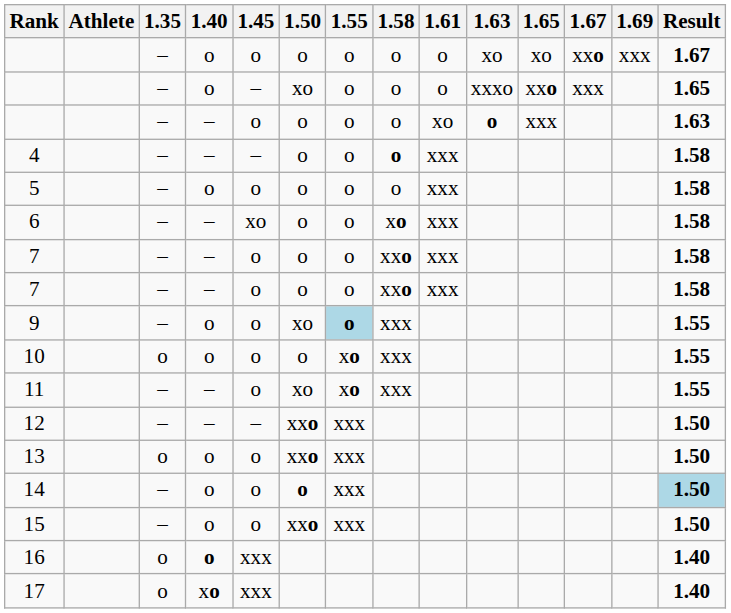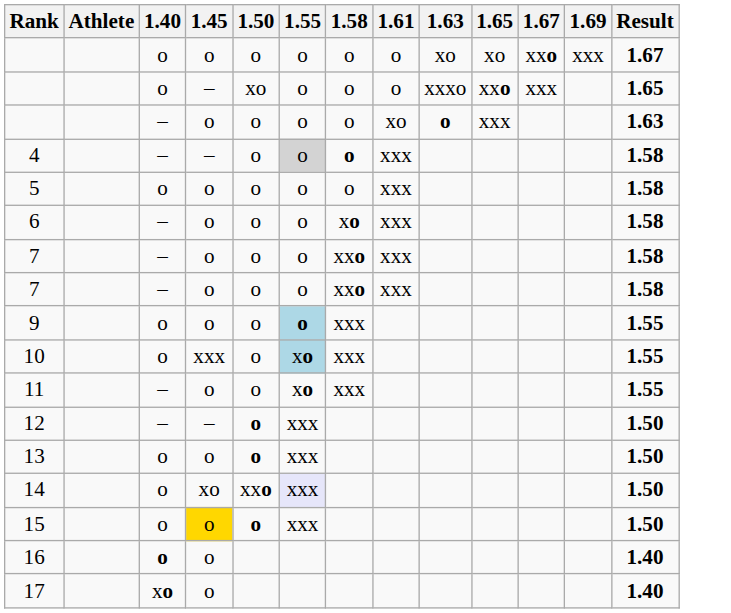- column: (162, 21)
(349, 155) no background -> (303, 155) lightgrey background
(256, 222) xo -> (209, 222) o
(303, 322) xo -> (256, 322) o
(256, 356) o -> (209, 356) xxx
(349, 356) no background -> (303, 356) lightblue background
(303, 389) xo -> (256, 389) o
(303, 423) xxo -> (256, 423) o
(303, 456) xxo -> (256, 456) o
(256, 490) o -> (209, 490) xo
(303, 490) o -> (256, 490) xxo
(349, 490) no background -> (303, 490) lavender background
(692, 490) lightblue background -> (645, 490) no background
(256, 523) no background -> (209, 523) gold background
(303, 523) xxo -> (256, 523) o
(256, 557) xxx -> (209, 557) o
(256, 590) xxx -> (209, 590) o
